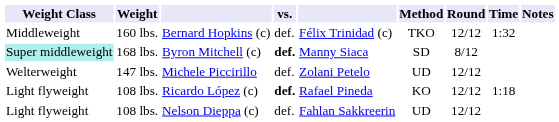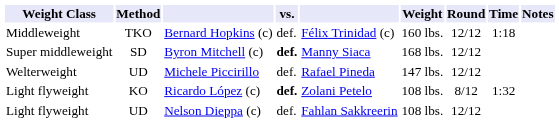columns swapped: (137, 13) <-> (421, 13)
(504, 33) 1:32 -> (504, 33) 1:18
(59, 52) paleturquoise background -> (59, 52) no background
(466, 52) 8/12 -> (466, 52) 12/12
(334, 71) Zolani Petelo -> (338, 71) Rafael Pineda
(336, 91) Rafael Pineda -> (337, 91) Zolani Petelo
(466, 91) 12/12 -> (466, 91) 8/12
(504, 91) 1:18 -> (504, 91) 1:32
